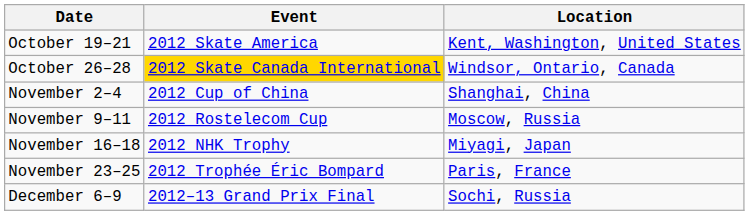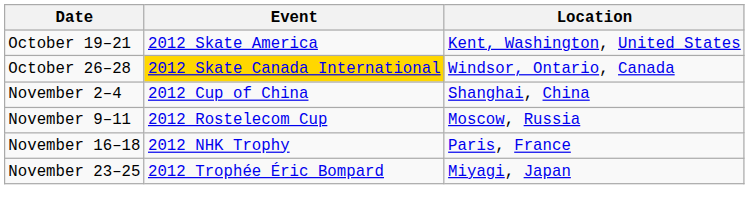(509, 146) Miyagi, Japan -> (509, 146) Paris, France
(509, 171) Paris, France -> (509, 171) Miyagi, Japan
- row: (65, 197)
